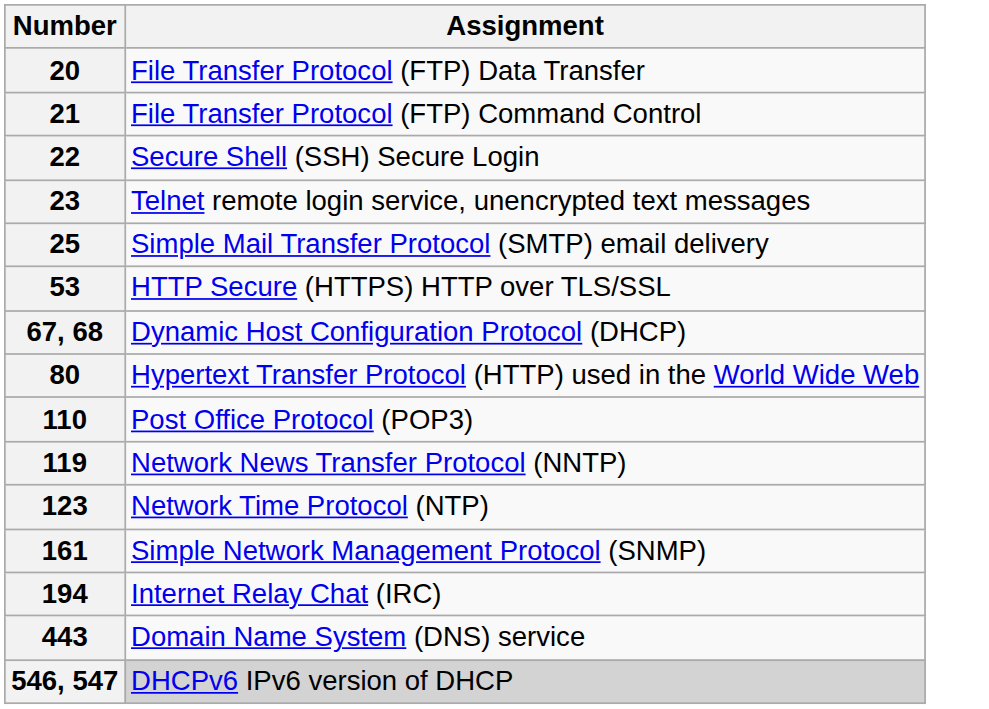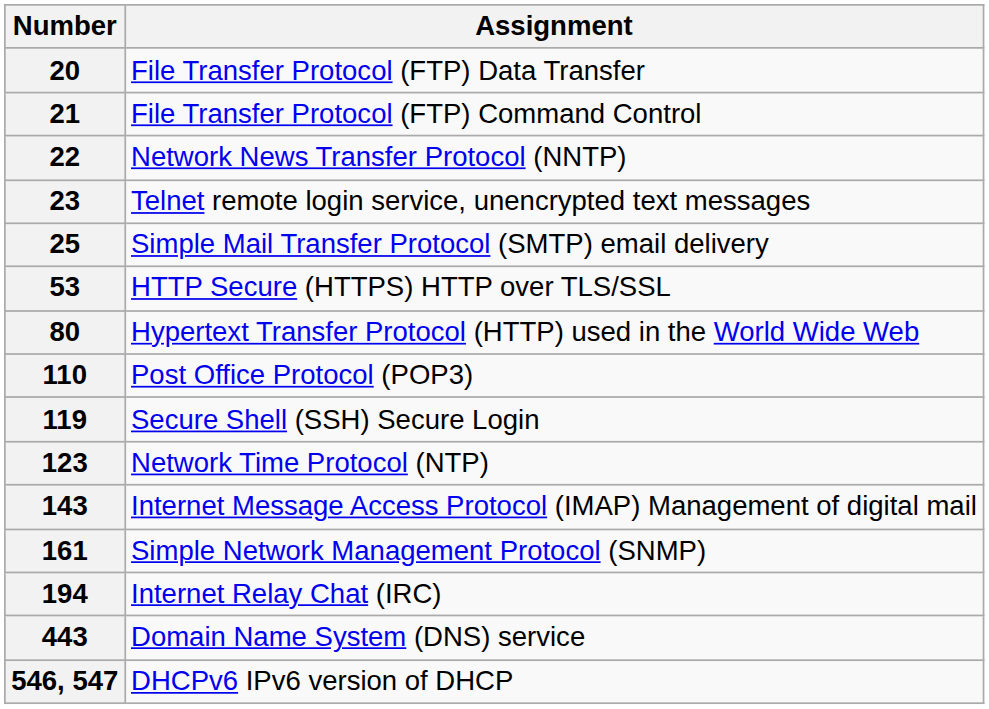(335, 157) Secure Shell (SSH) Secure Login -> (379, 157) Network News Transfer Protocol (NNTP)
- row: (65, 331)
(379, 462) Network News Transfer Protocol (NNTP) -> (335, 419) Secure Shell (SSH) Secure Login
+ row: (65, 506)
(322, 680) lightgrey background -> (322, 680) no background
